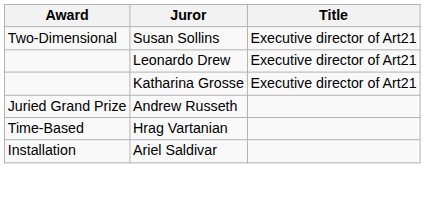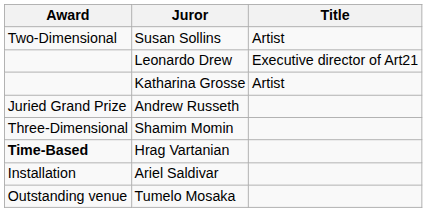(334, 38) Executive director of Art21 -> (268, 38) Artist
(334, 83) Executive director of Art21 -> (268, 83) Artist
+ row: (184, 128)
(46, 128) normal -> (48, 151) bold
+ row: (185, 196)
